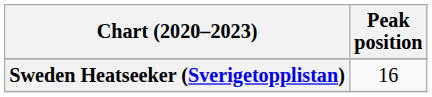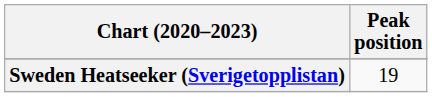(388, 75) 16 -> (388, 75) 19
